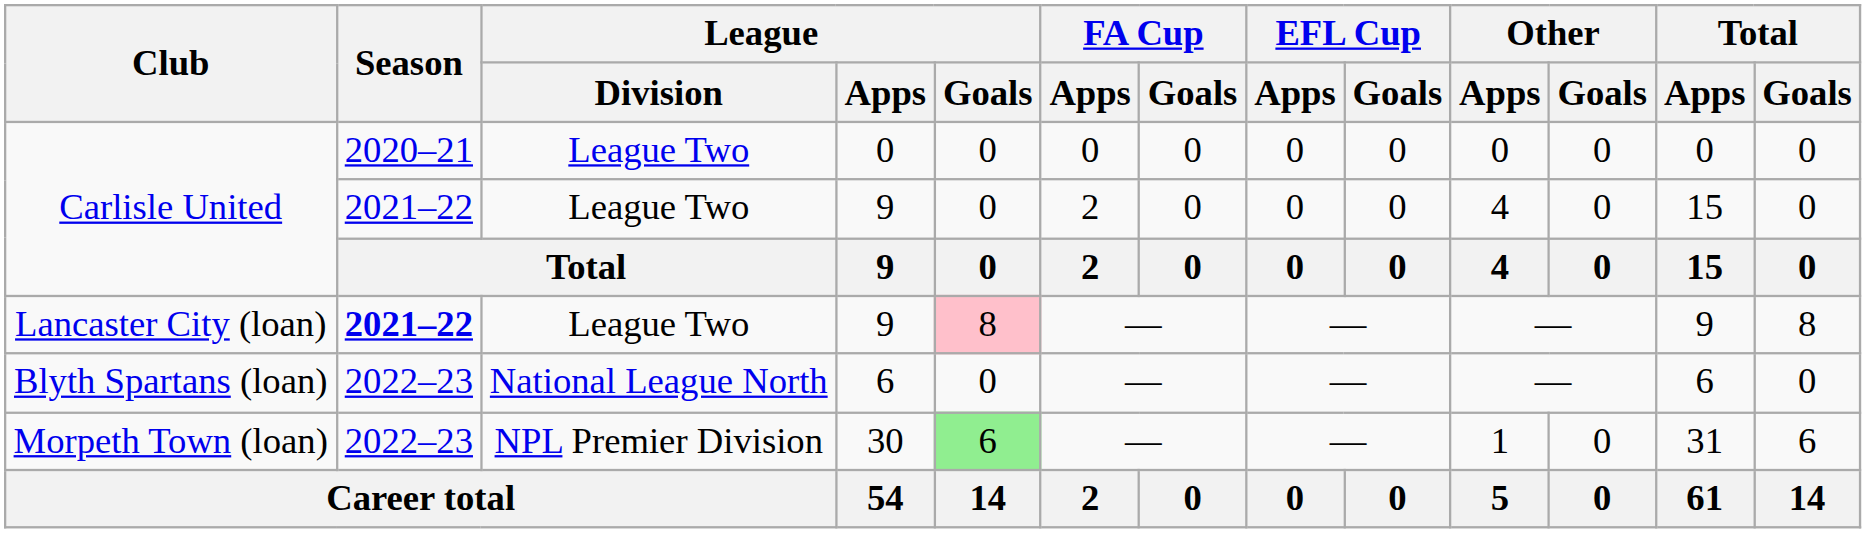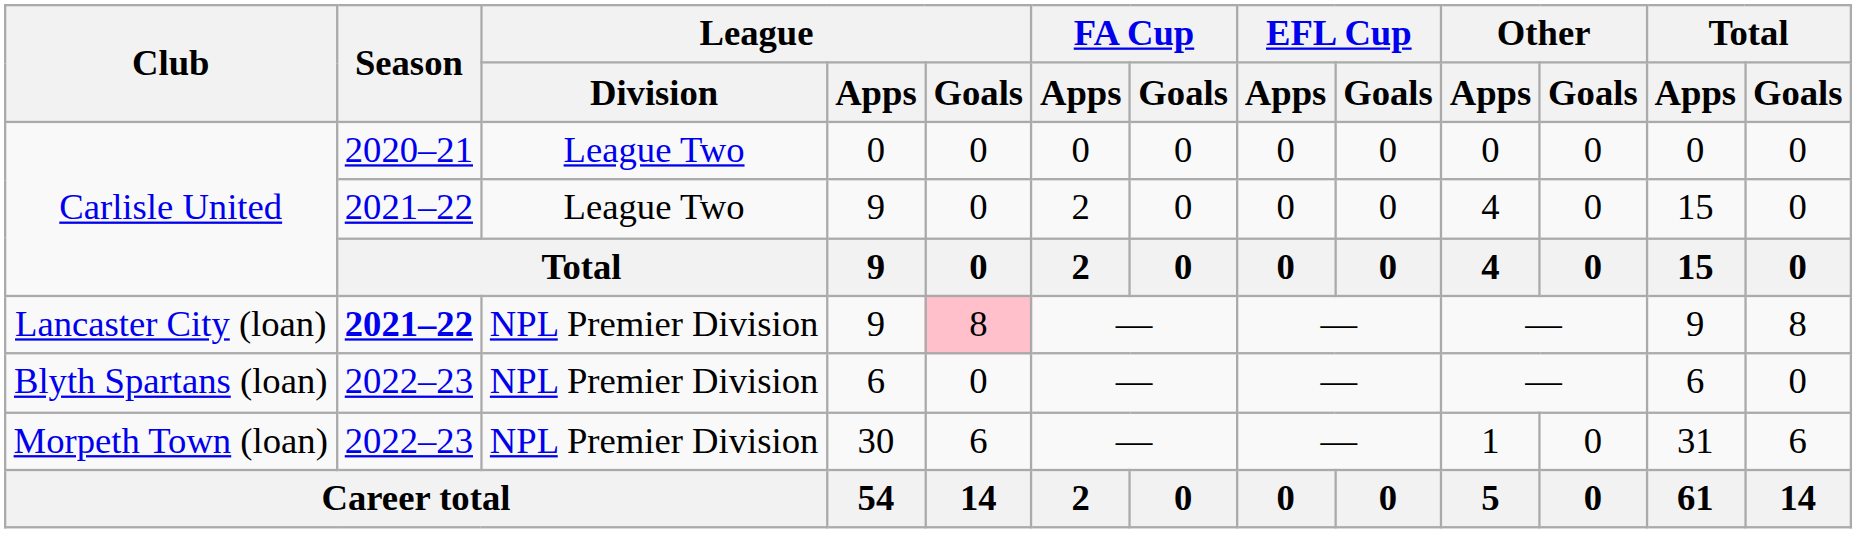(659, 324) League Two -> (654, 324) NPL Premier Division
(659, 382) National League North -> (654, 382) NPL Premier Division
(988, 440) lightgreen background -> (978, 440) no background
